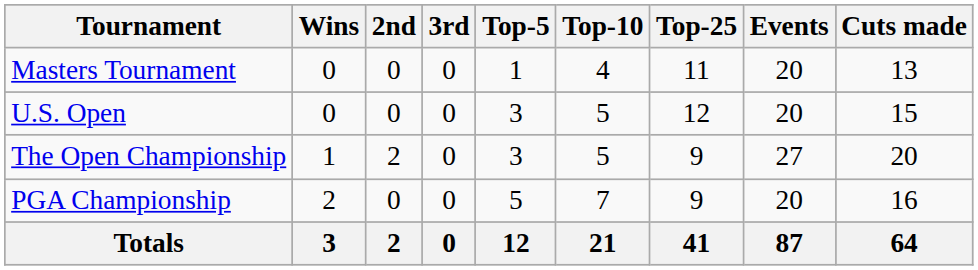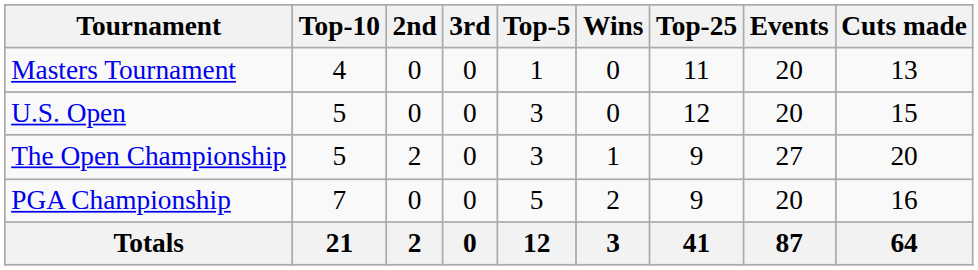columns swapped: (329, 26) <-> (603, 26)
